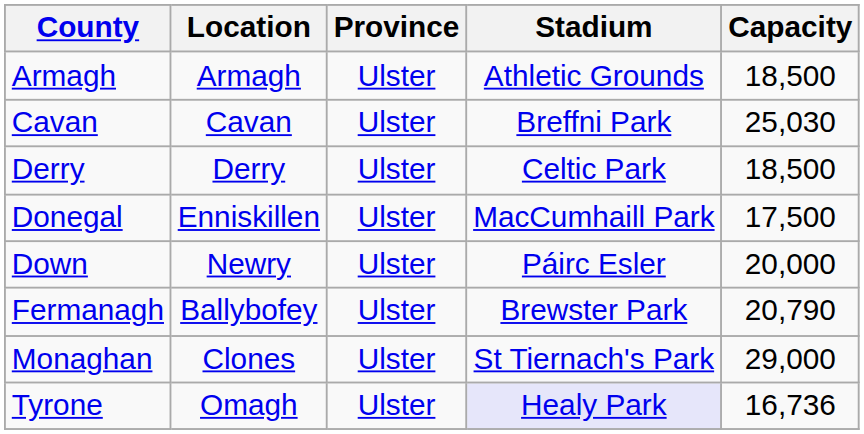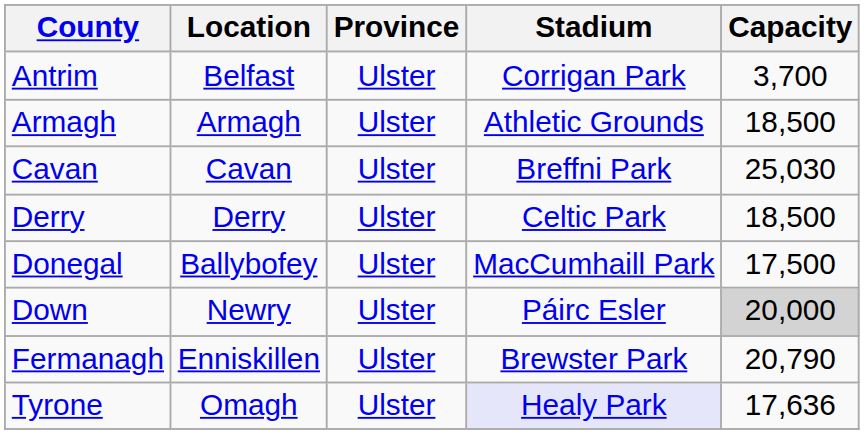+ row: (55, 75)
(249, 216) Enniskillen -> (249, 264) Ballybofey
(790, 264) no background -> (790, 311) lightgrey background
(249, 311) Ballybofey -> (249, 358) Enniskillen
- row: (82, 358)
(790, 405) 16,736 -> (790, 405) 17,636
